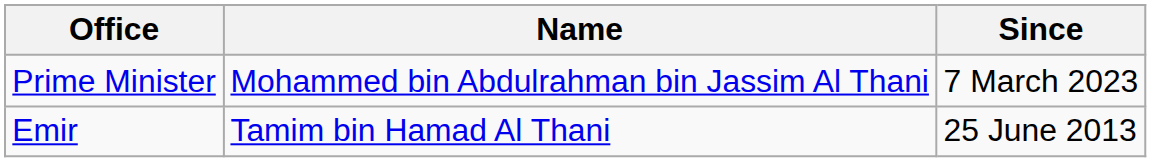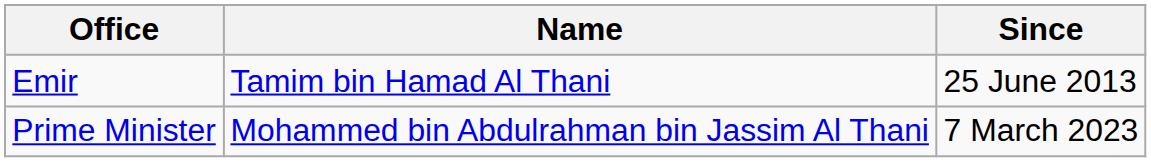rows swapped: (45, 130) <-> (114, 80)
